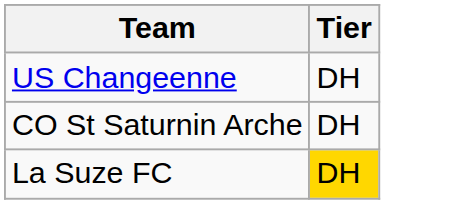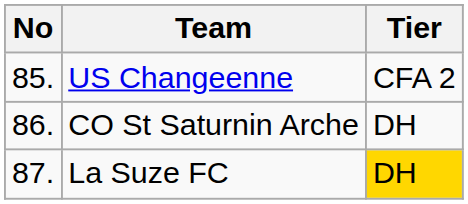+ column: (33, 28)
(339, 76) DH -> (414, 76) CFA 2
